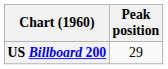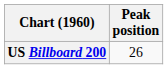(136, 52) 29 -> (136, 52) 26
